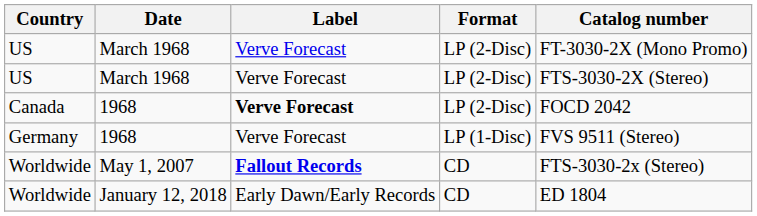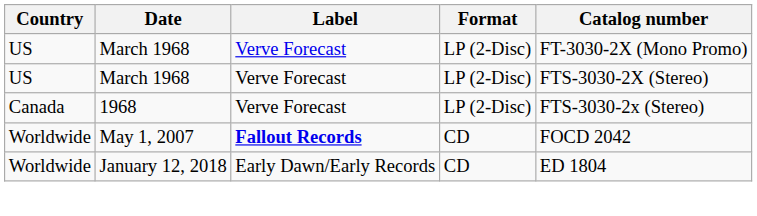(294, 107) bold -> (291, 107) normal
(585, 107) FOCD 2042 -> (622, 107) FTS-3030-2x (Stereo)
- row: (43, 136)
(622, 166) FTS-3030-2x (Stereo) -> (585, 136) FOCD 2042
